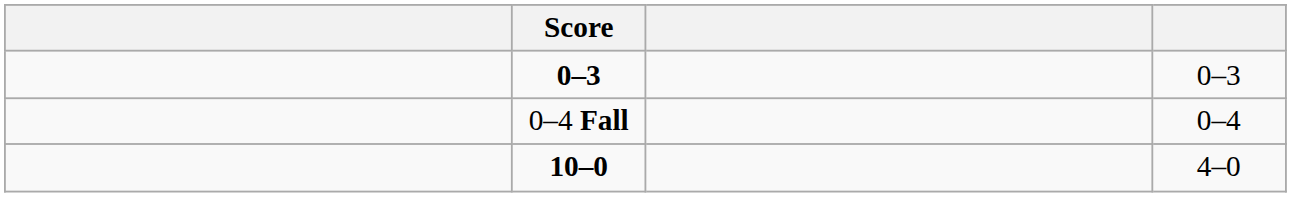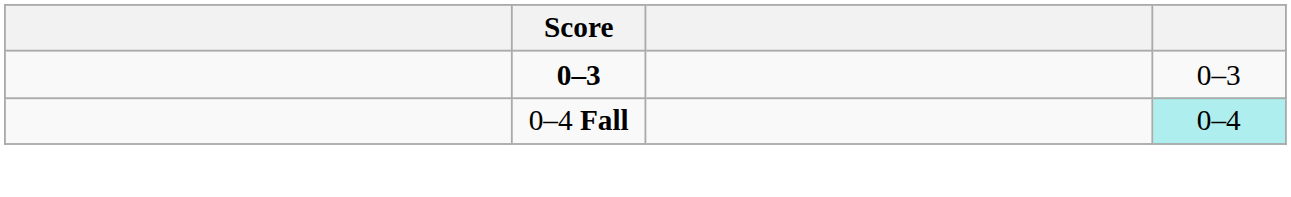(1219, 120) no background -> (1219, 120) paleturquoise background
- row: (579, 167)
